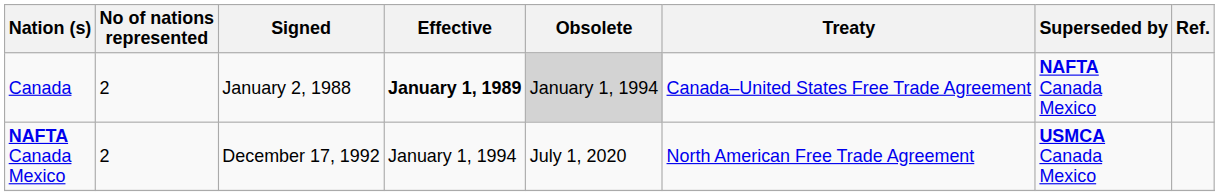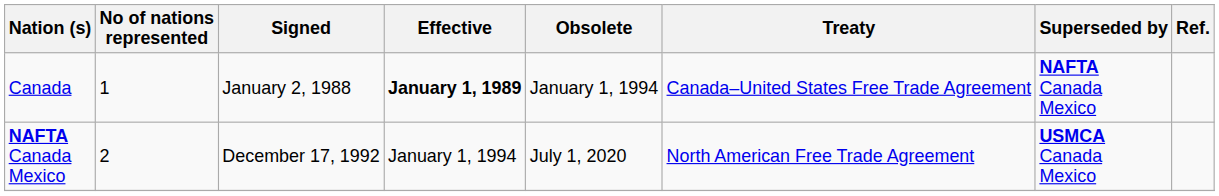(105, 87) 2 -> (105, 87) 1
(594, 87) lightgrey background -> (594, 87) no background
